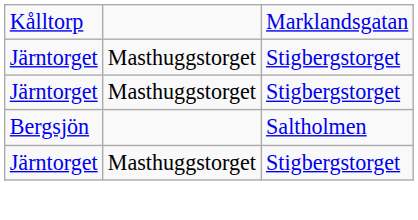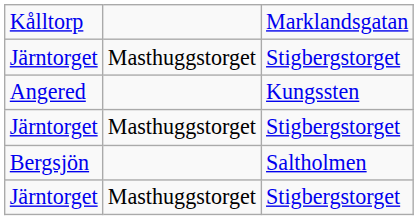+ row: (48, 92)
